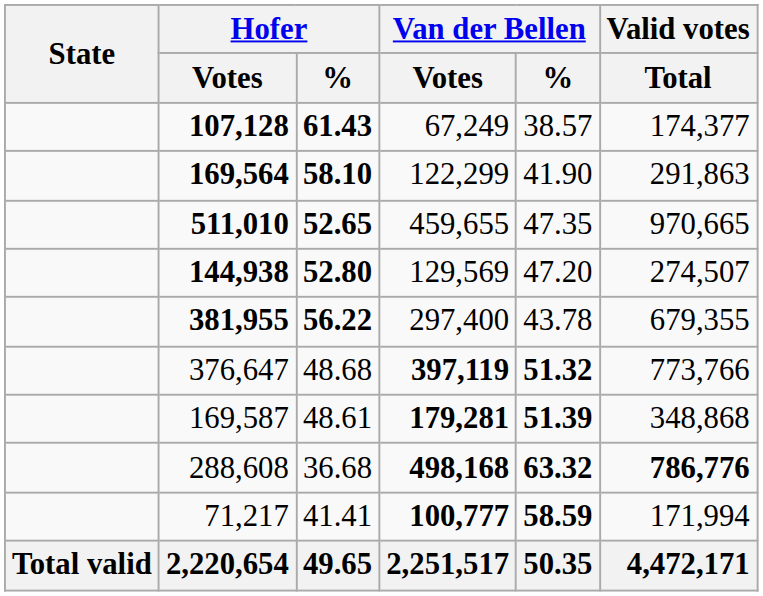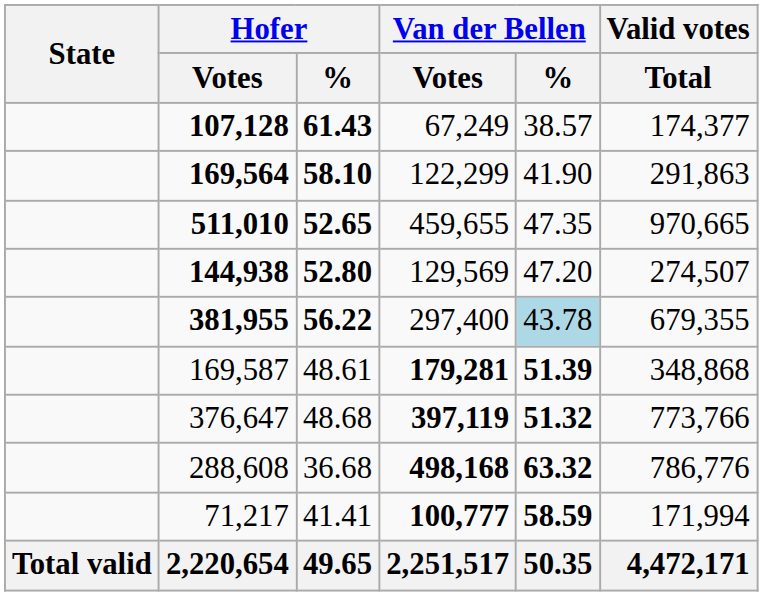(558, 321) no background -> (558, 321) lightblue background
rows swapped: (239, 418) <-> (239, 369)
(700, 467) bold -> (700, 467) normal
